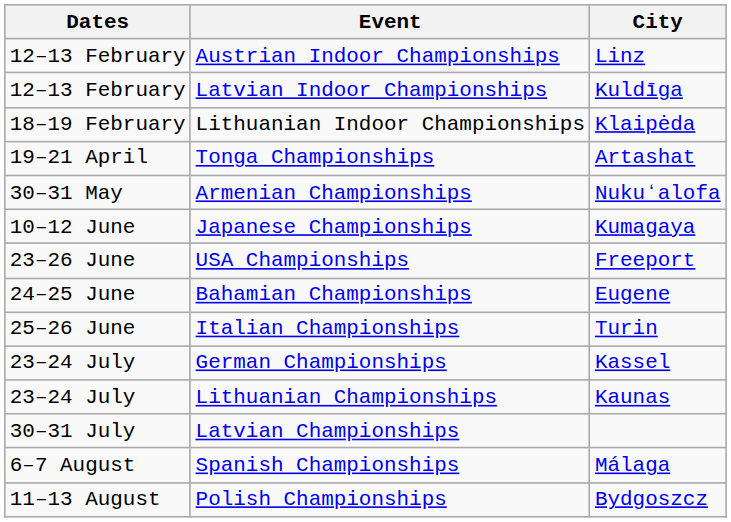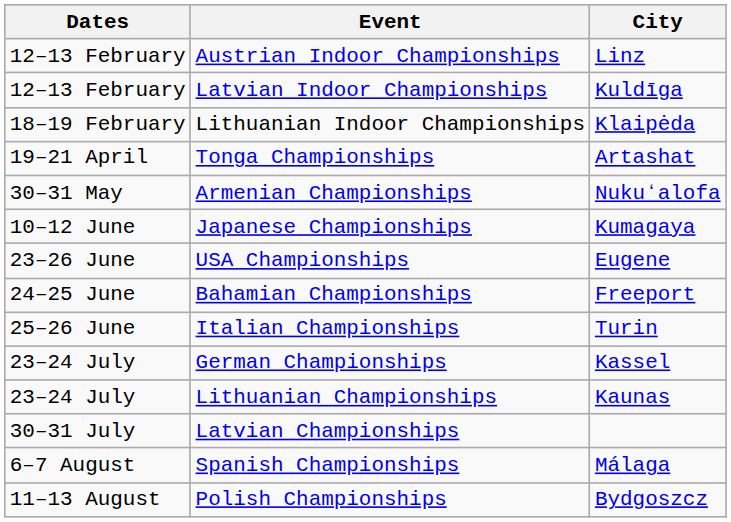(645, 261) Freeport -> (633, 261) Eugene
(633, 295) Eugene -> (645, 295) Freeport
